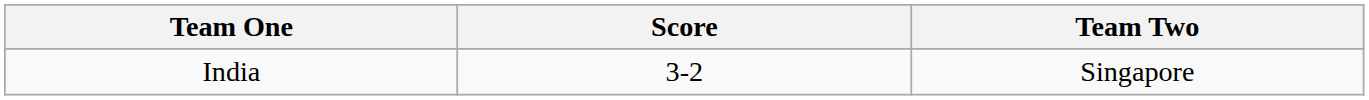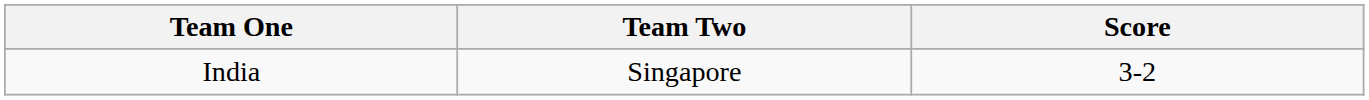columns swapped: (1137, 26) <-> (684, 26)
